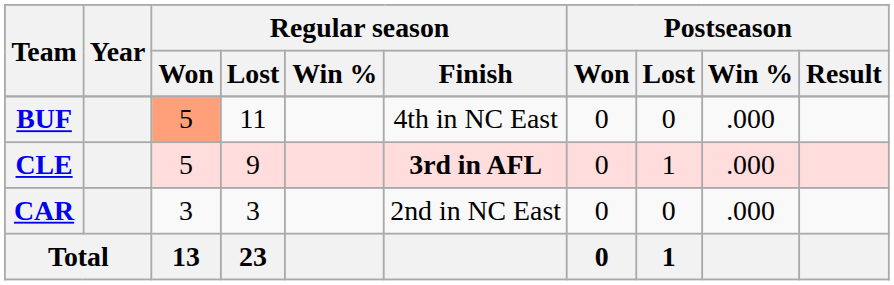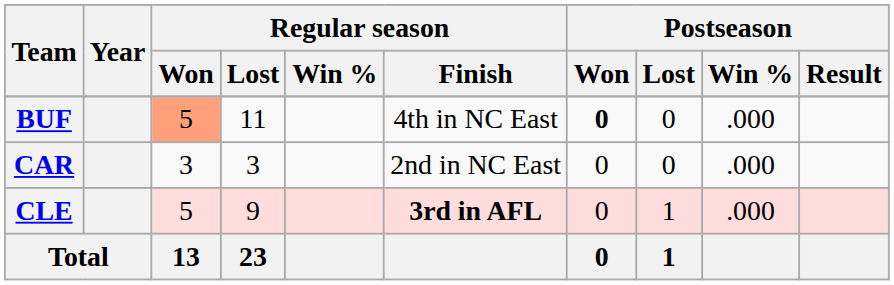(602, 119) normal -> (602, 119) bold
rows swapped: (44, 211) <-> (44, 165)
